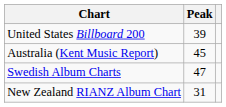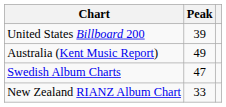(200, 53) 45 -> (200, 53) 49
(200, 92) 31 -> (200, 92) 33
